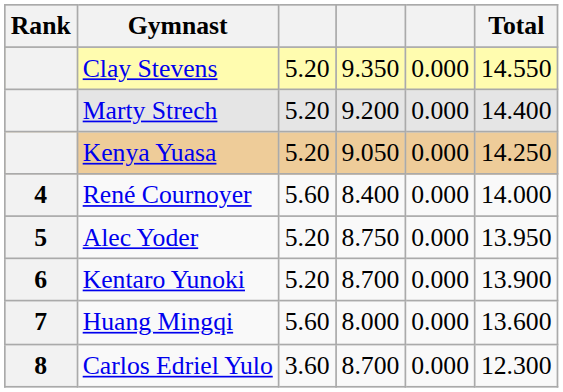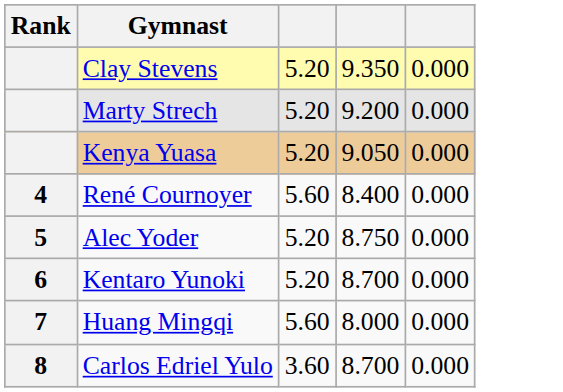- column: (516, 25)
